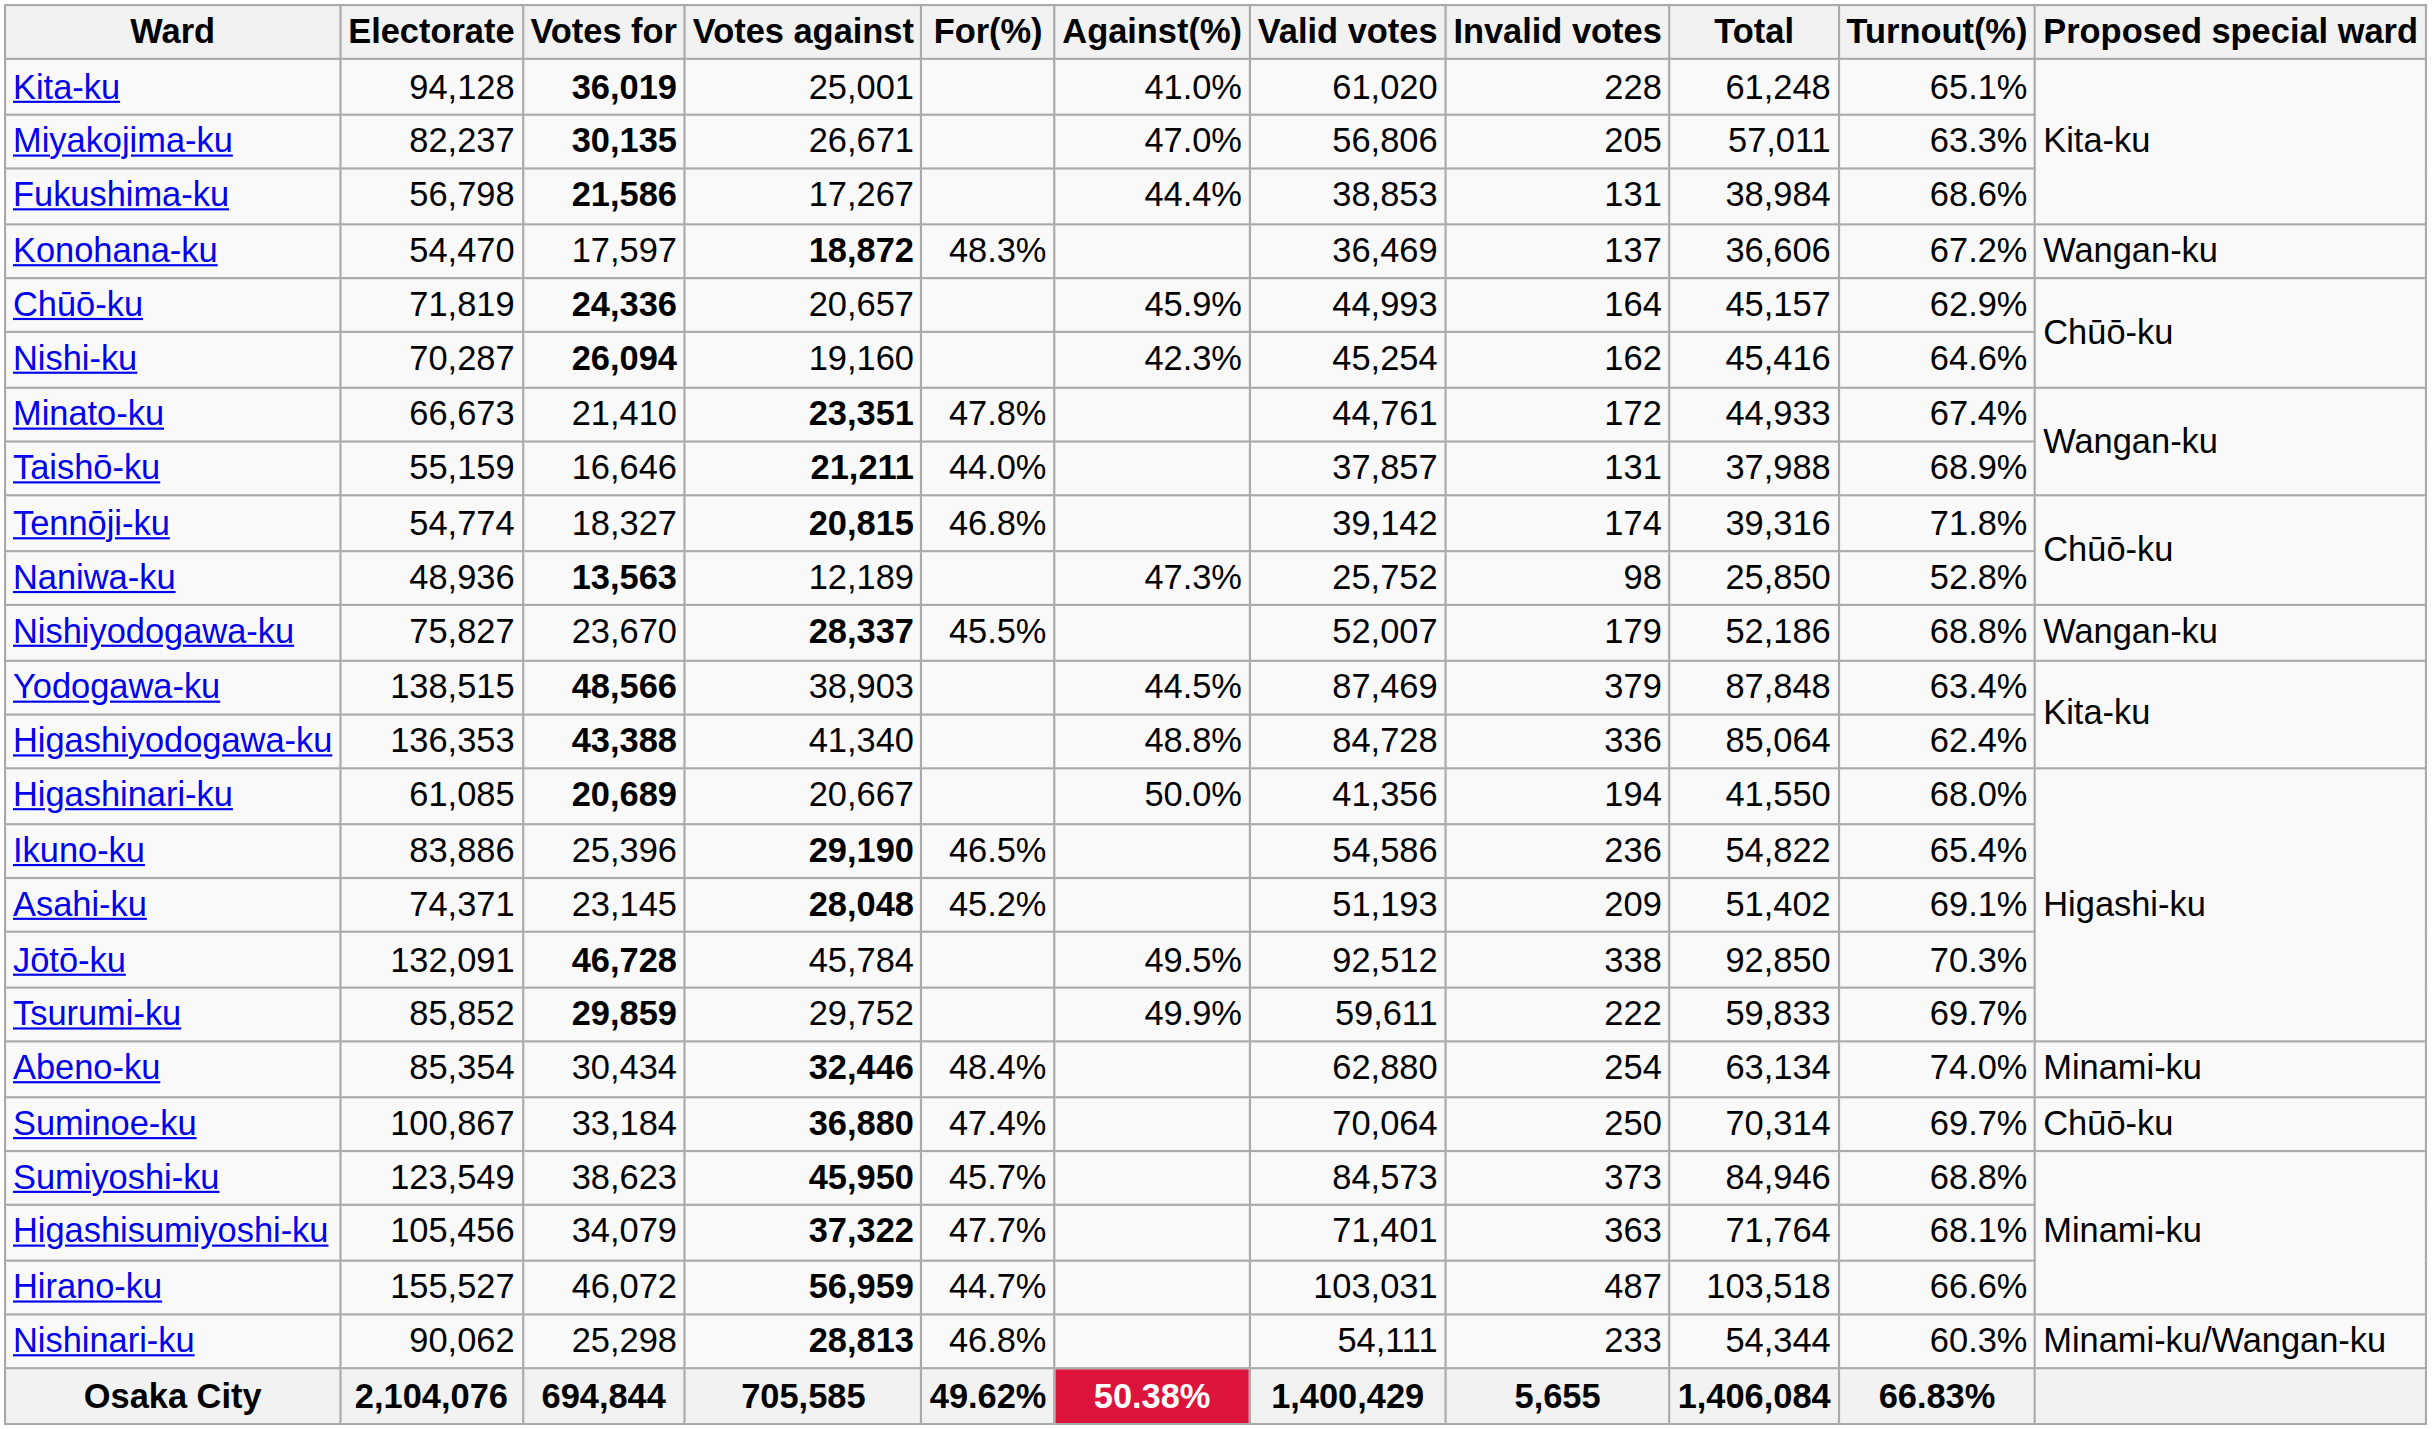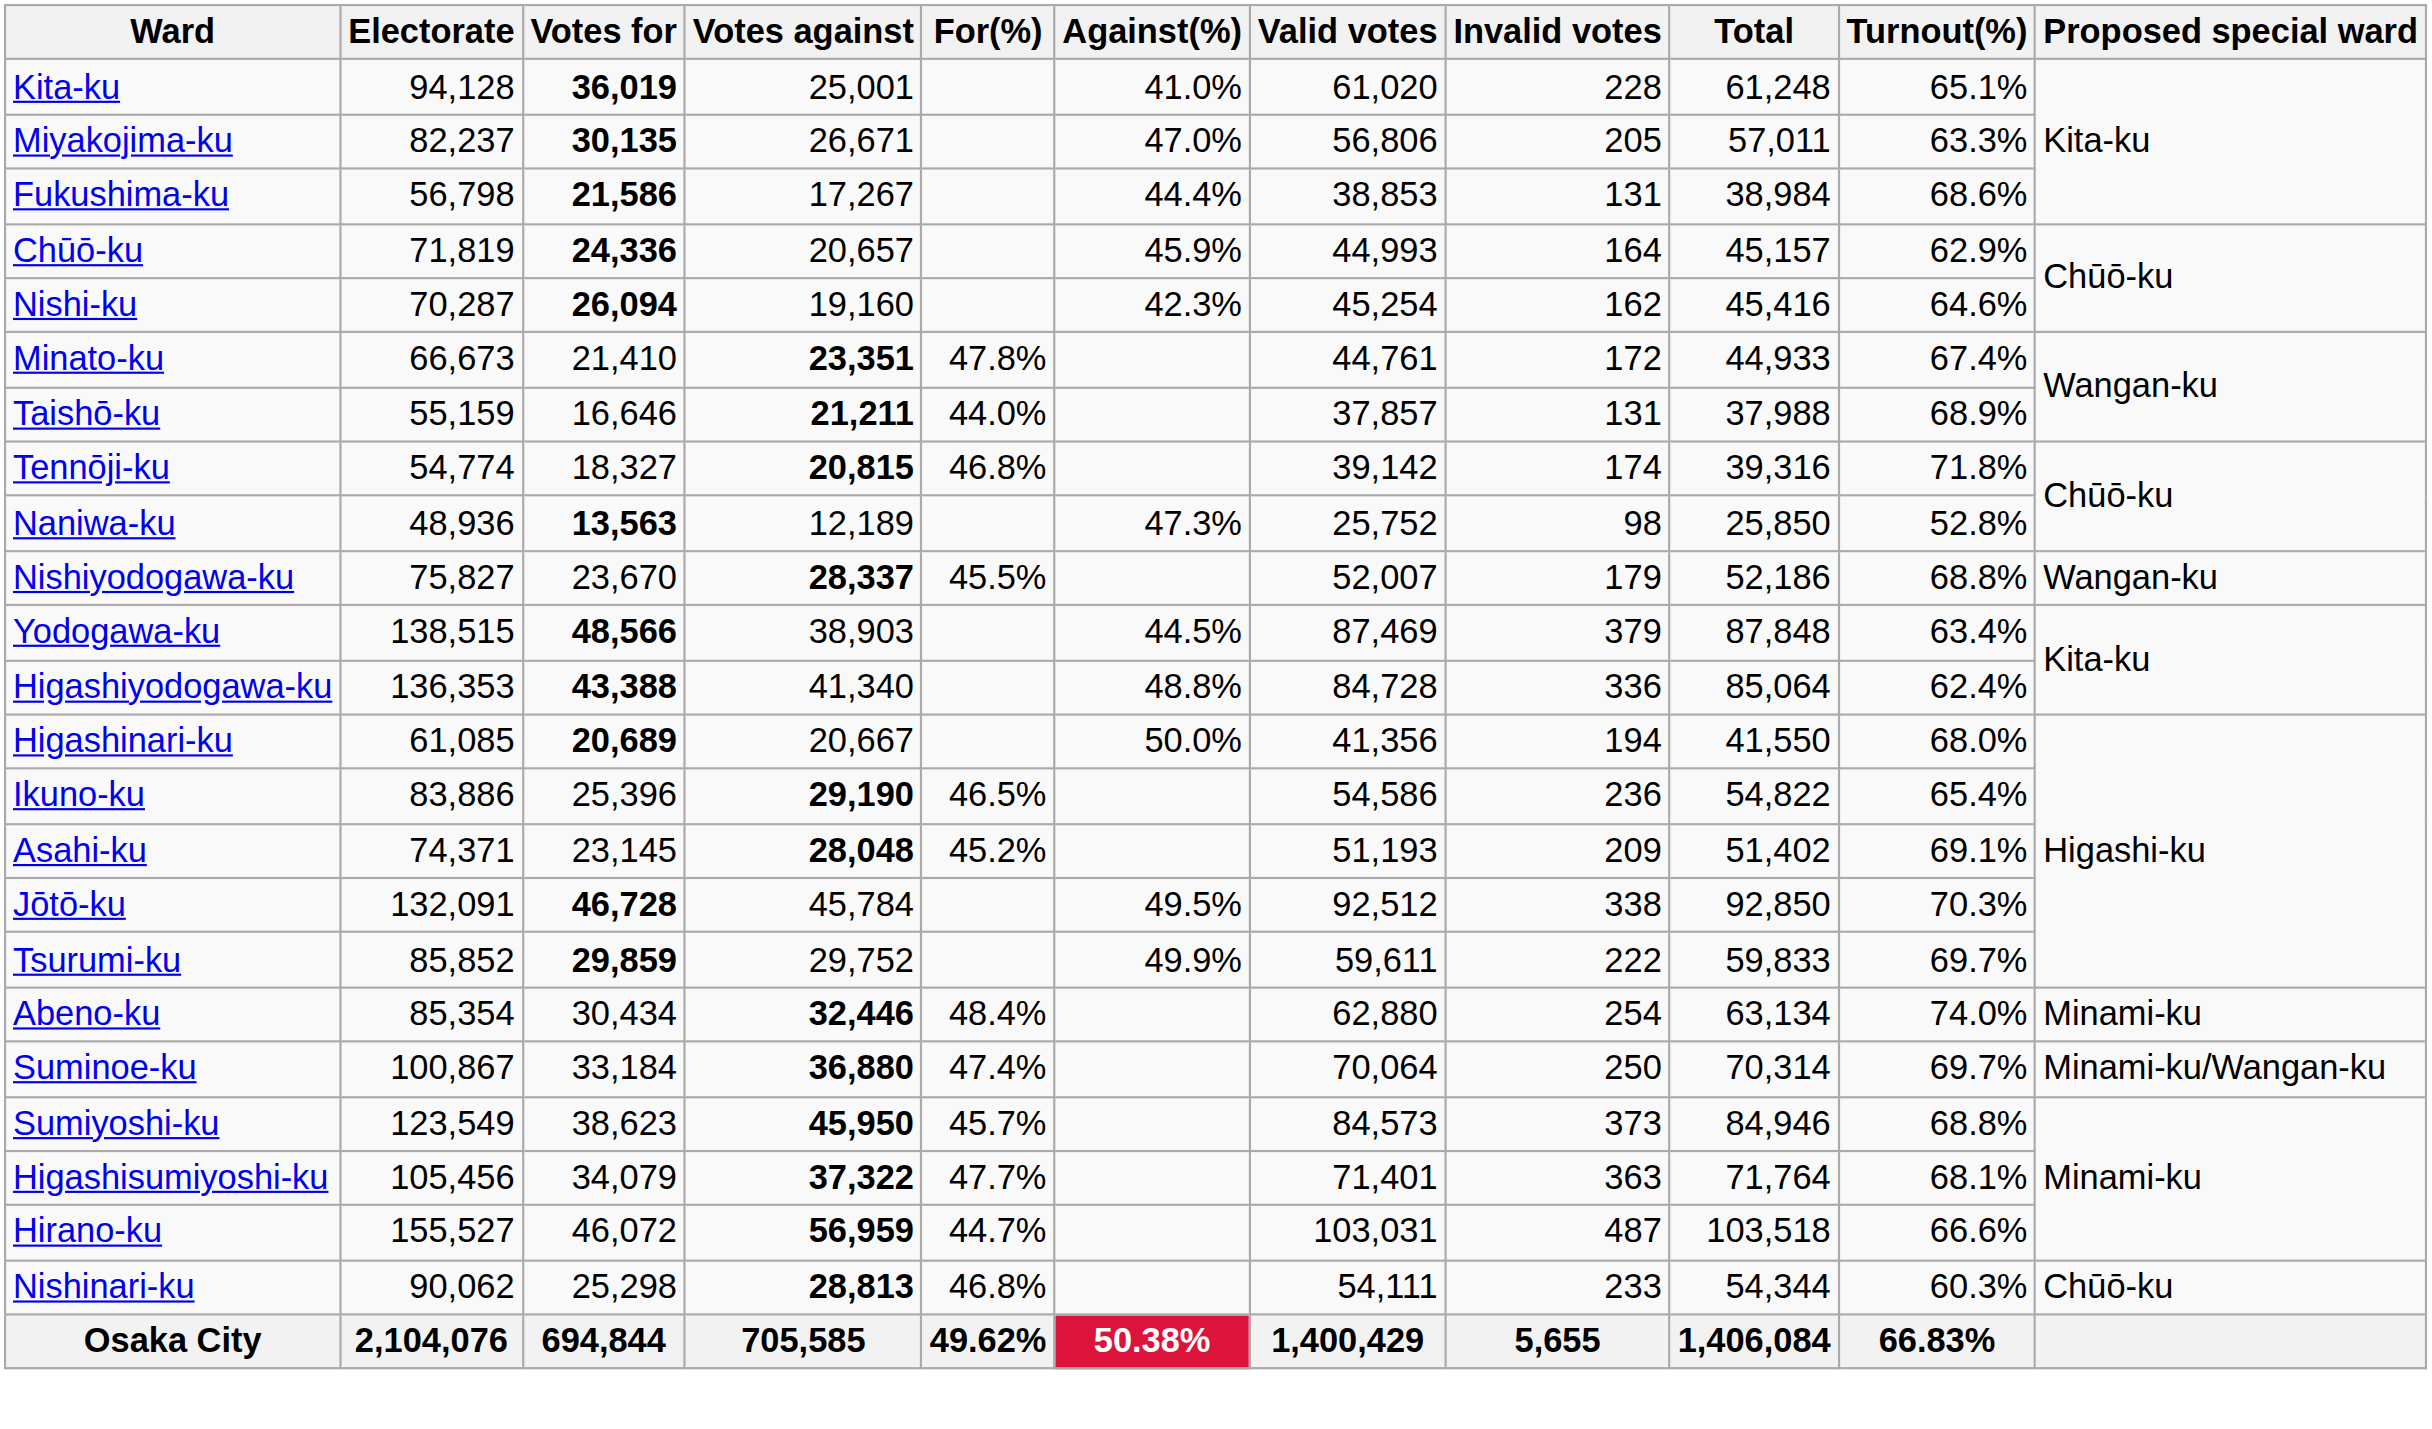- row: (115, 250)
(2108, 1122) Chūō-ku -> (2215, 1068) Minami-ku/Wangan-ku
(2215, 1341) Minami-ku/Wangan-ku -> (2108, 1286) Chūō-ku
